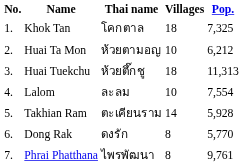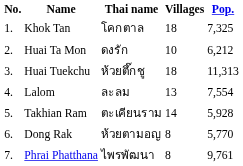(131, 50) ห้วยตามอญ -> (114, 50) ดงรัก
(171, 92) 10 -> (171, 92) 13
(114, 134) ดงรัก -> (131, 134) ห้วยตามอญ
